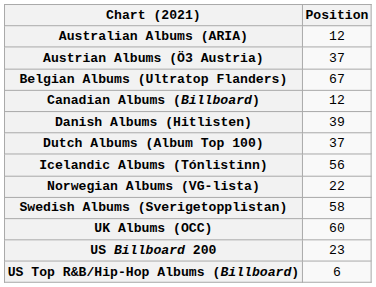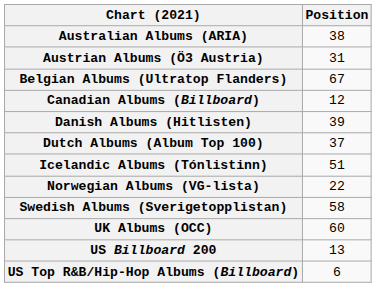(337, 37) 12 -> (337, 37) 38
(337, 58) 37 -> (337, 58) 31
(337, 165) 56 -> (337, 165) 51
(337, 251) 23 -> (337, 251) 13
